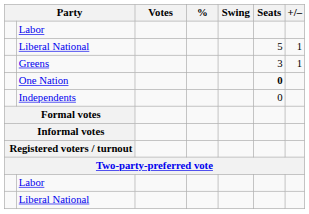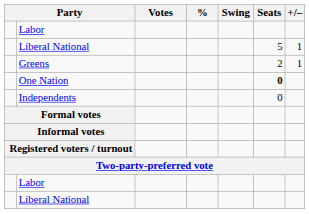(280, 64) 3 -> (280, 64) 2
